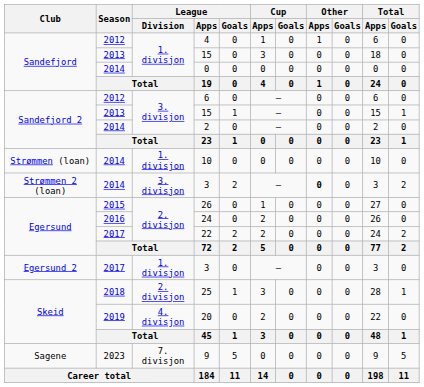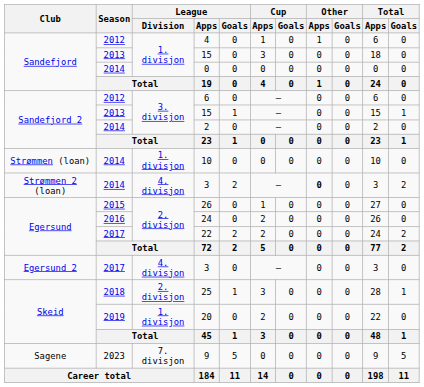(163, 185) 3. divisjon -> (163, 185) 4. divisjon
(163, 268) 1. divisjon -> (163, 268) 4. divisjon
(163, 317) 4. divisjon -> (163, 317) 1. divisjon
